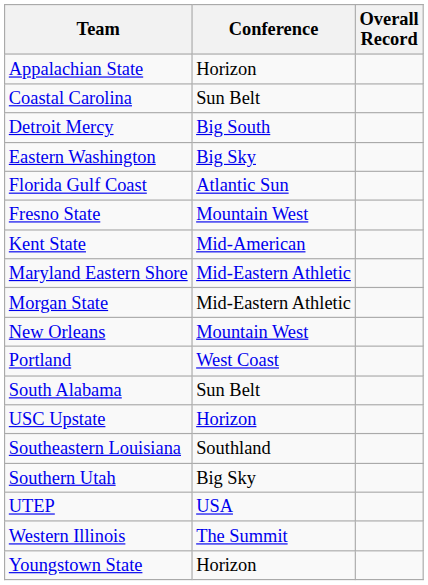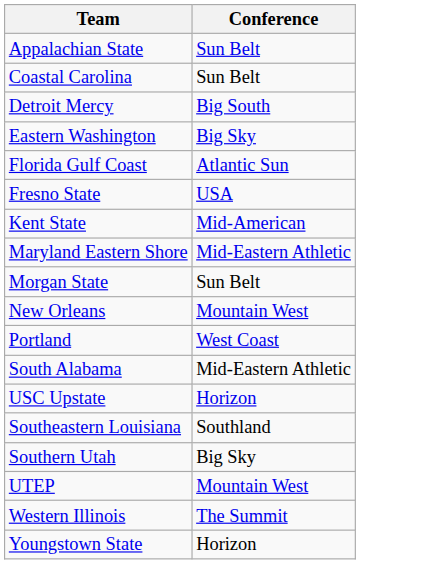- column: (389, 29)
(226, 68) Horizon -> (228, 48) Sun Belt
(252, 214) Mountain West -> (215, 194) USA
(274, 302) Mid-Eastern Athletic -> (228, 281) Sun Belt
(228, 389) Sun Belt -> (274, 369) Mid-Eastern Athletic
(215, 506) USA -> (252, 485) Mountain West
